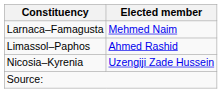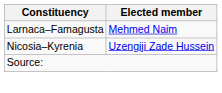- row: (48, 46)
